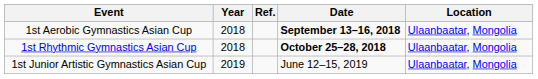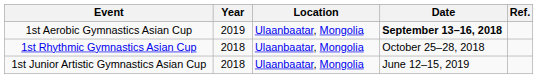columns swapped: (469, 13) <-> (265, 13)
(233, 30) 2018 -> (233, 30) 2019
(333, 47) bold -> (433, 47) normal
(233, 64) 2019 -> (233, 64) 2018
